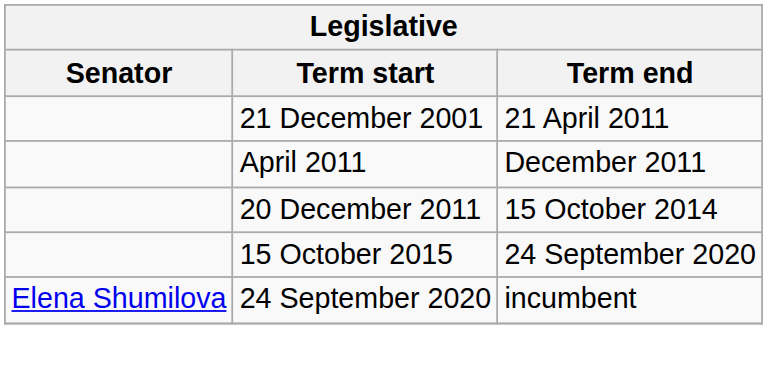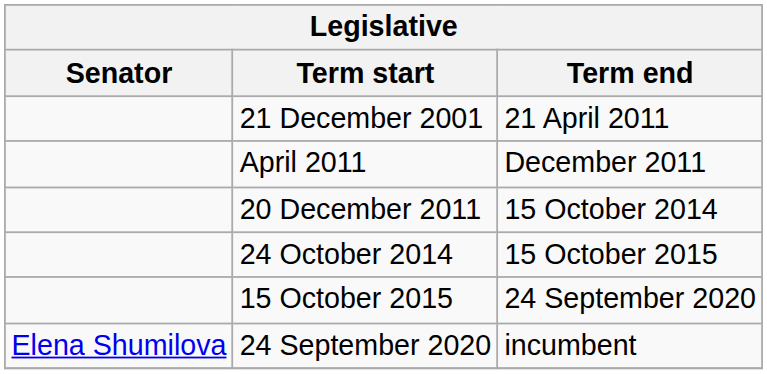+ row: (346, 254)
